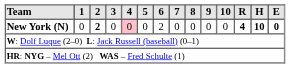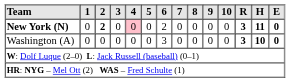(242, 26) 4 -> (243, 26) 3
(259, 26) 10 -> (260, 26) 11
+ row: (40, 41)
